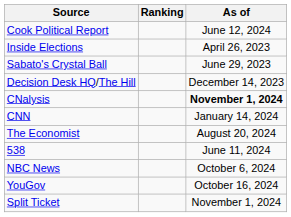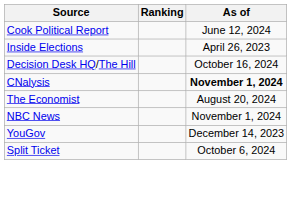- row: (57, 64)
(236, 82) December 14, 2023 -> (236, 64) October 16, 2024
- row: (19, 116)
- row: (16, 151)
(236, 168) October 6, 2024 -> (236, 116) November 1, 2024
(236, 185) October 16, 2024 -> (236, 133) December 14, 2023
(236, 202) November 1, 2024 -> (236, 151) October 6, 2024
